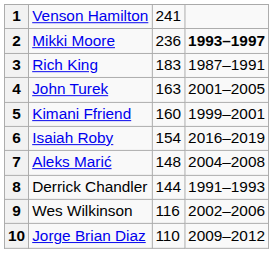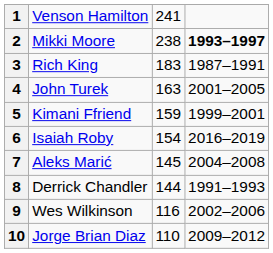(168, 41) 236 -> (168, 41) 238
(168, 114) 160 -> (168, 114) 159
(168, 162) 148 -> (168, 162) 145
